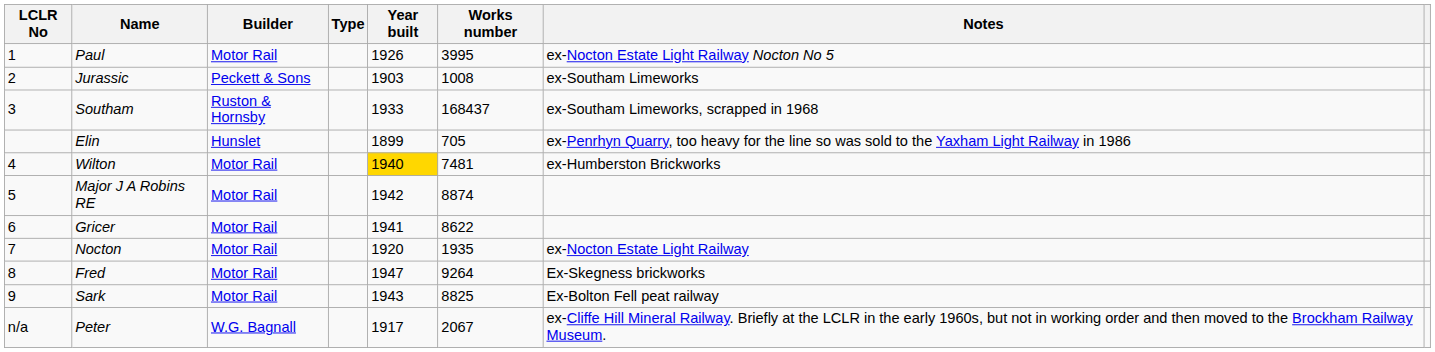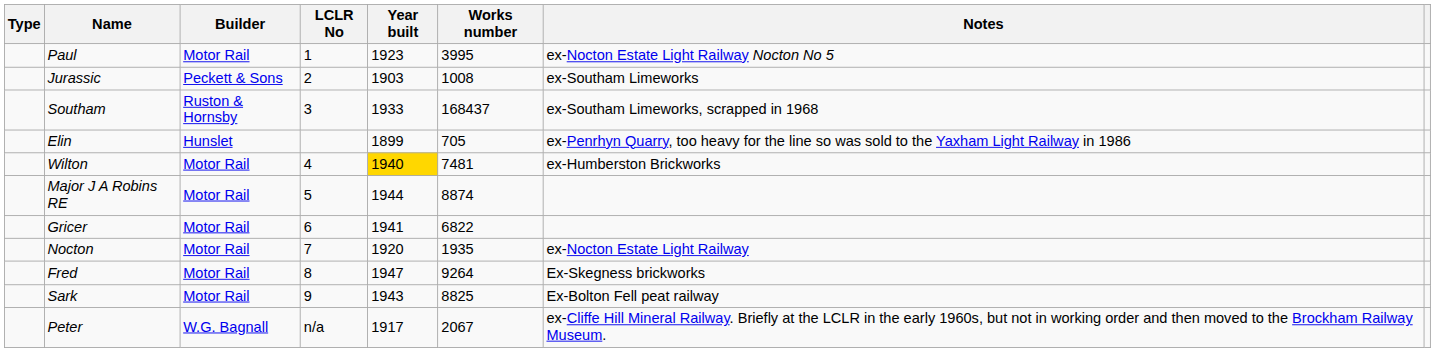columns swapped: (38, 24) <-> (348, 24)
(387, 55) 1926 -> (387, 55) 1923
(387, 195) 1942 -> (387, 195) 1944
(457, 226) 8622 -> (457, 226) 6822
